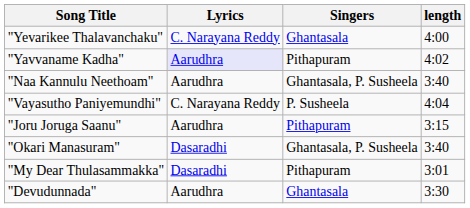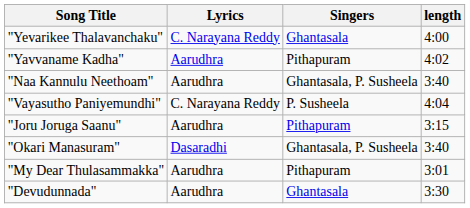(197, 59) lavender background -> (197, 59) no background
(199, 170) Dasaradhi -> (197, 170) Aarudhra
